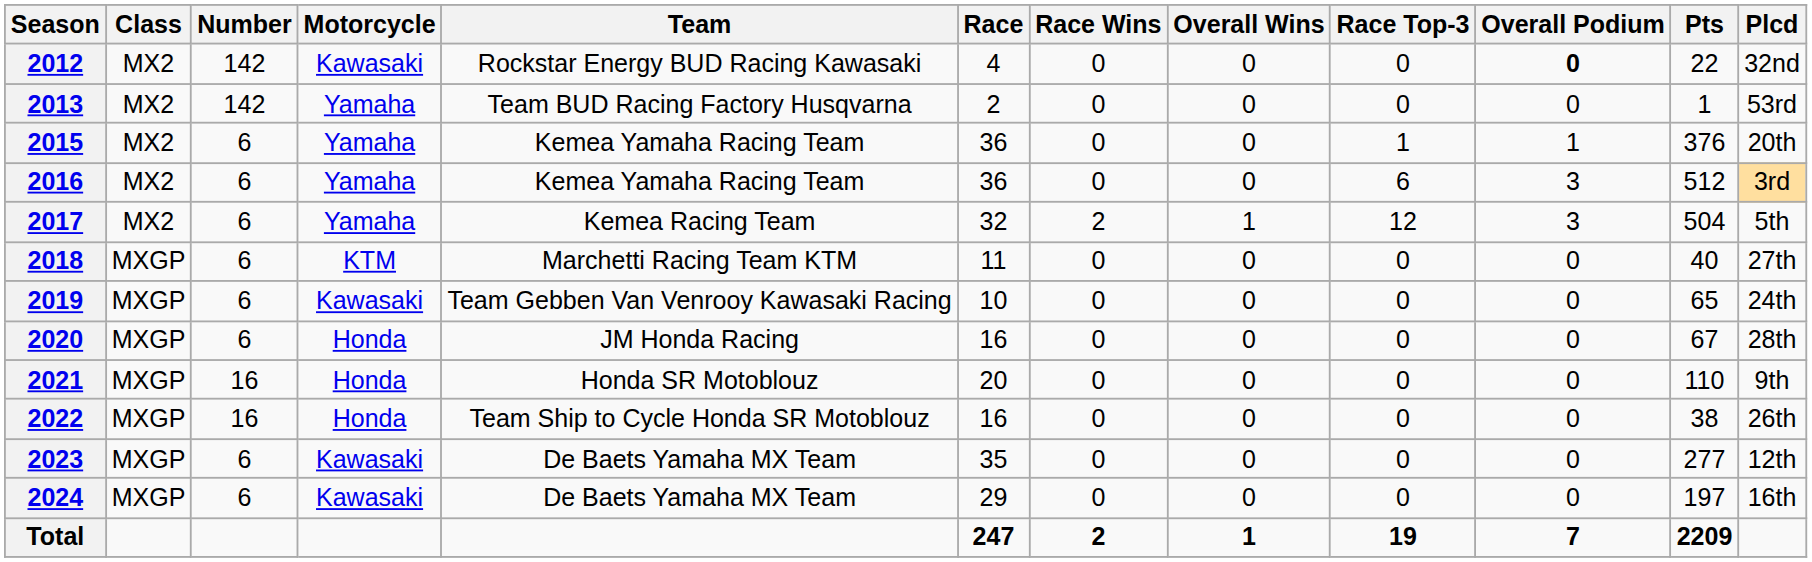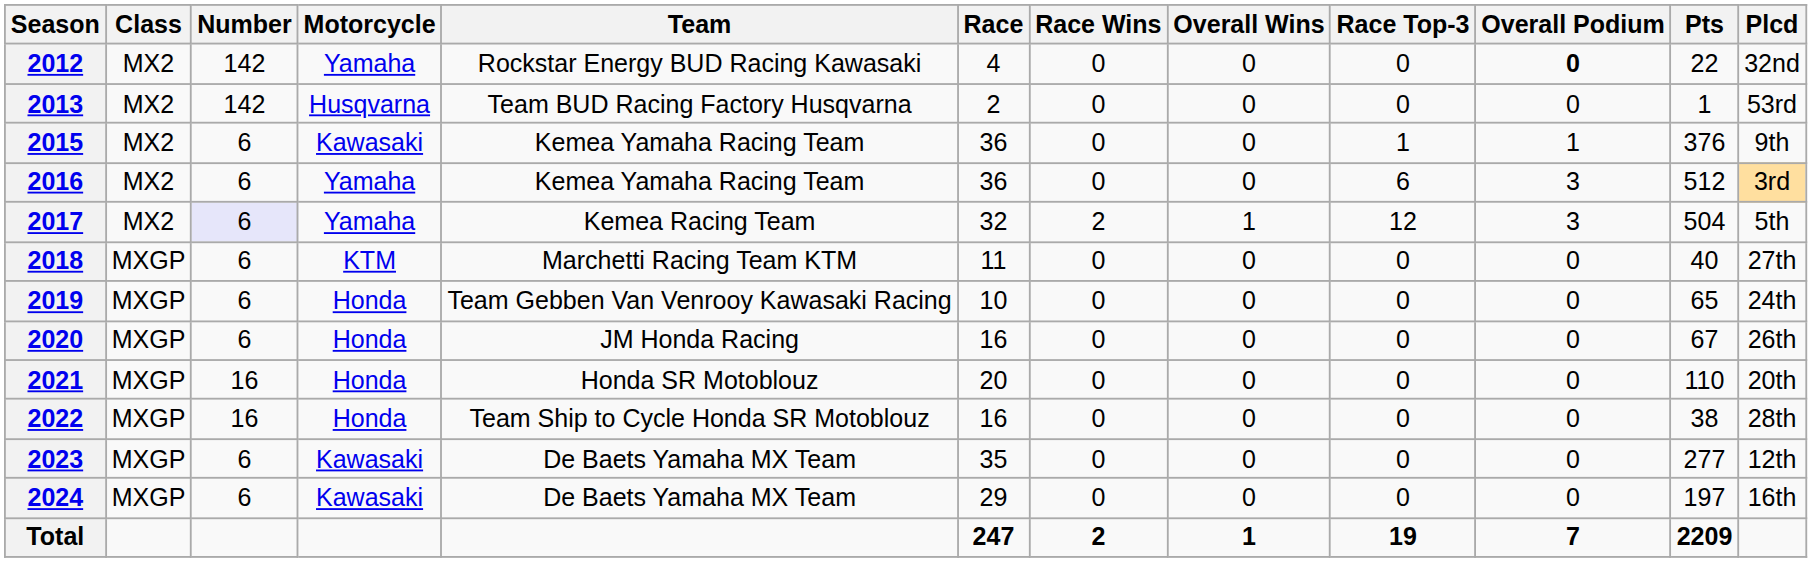(370, 64) Kawasaki -> (370, 64) Yamaha
(370, 103) Yamaha -> (370, 103) Husqvarna
(370, 143) Yamaha -> (370, 143) Kawasaki
(1772, 143) 20th -> (1772, 143) 9th
(244, 221) no background -> (244, 221) lavender background
(370, 300) Kawasaki -> (370, 300) Honda
(1772, 340) 28th -> (1772, 340) 26th
(1772, 379) 9th -> (1772, 379) 20th
(1772, 419) 26th -> (1772, 419) 28th
